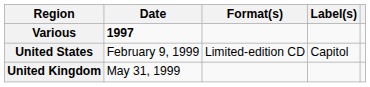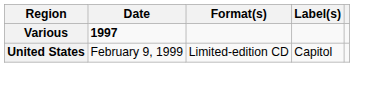- row: (54, 71)
